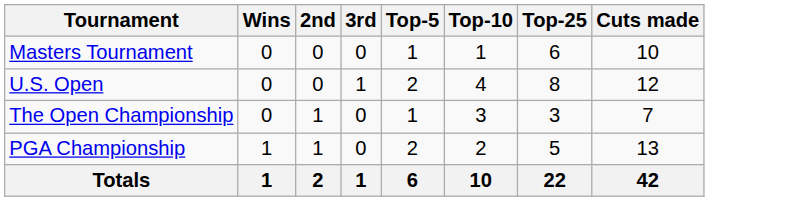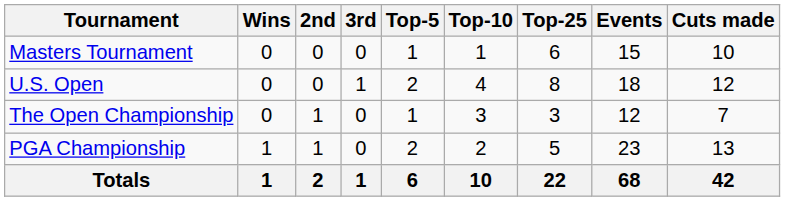+ column: (629, 20)
